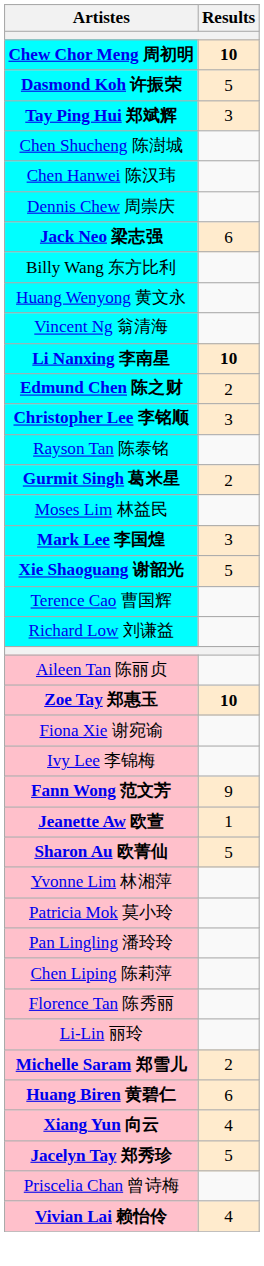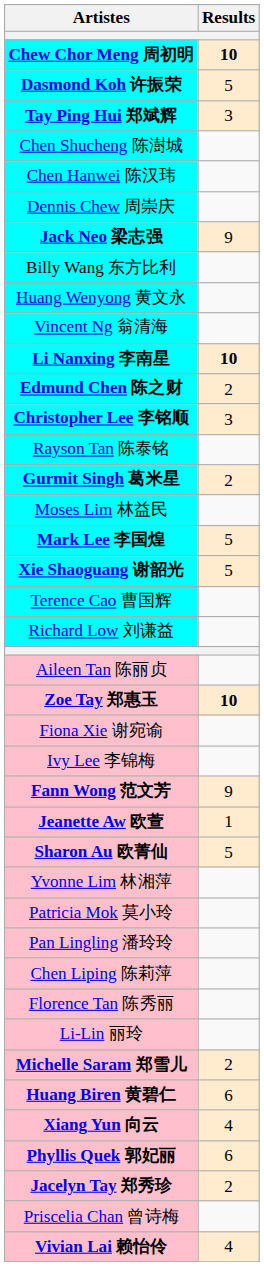(229, 236) 6 -> (229, 236) 9
(229, 540) 3 -> (229, 540) 5
+ row: (101, 1155)
(229, 1155) 5 -> (229, 1185) 2
